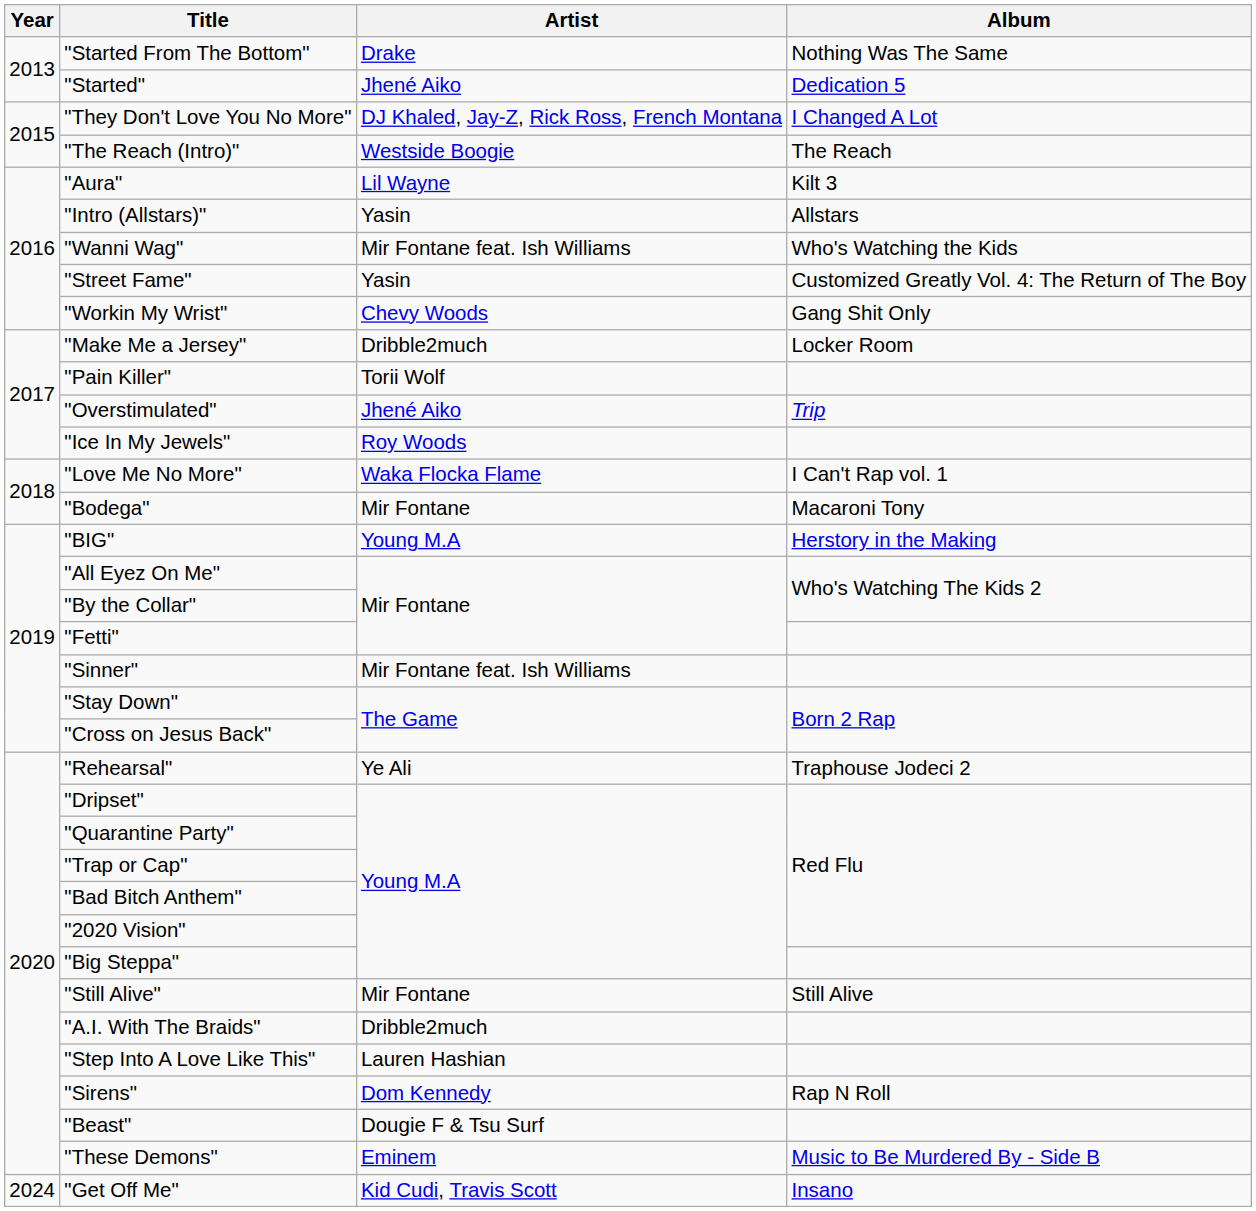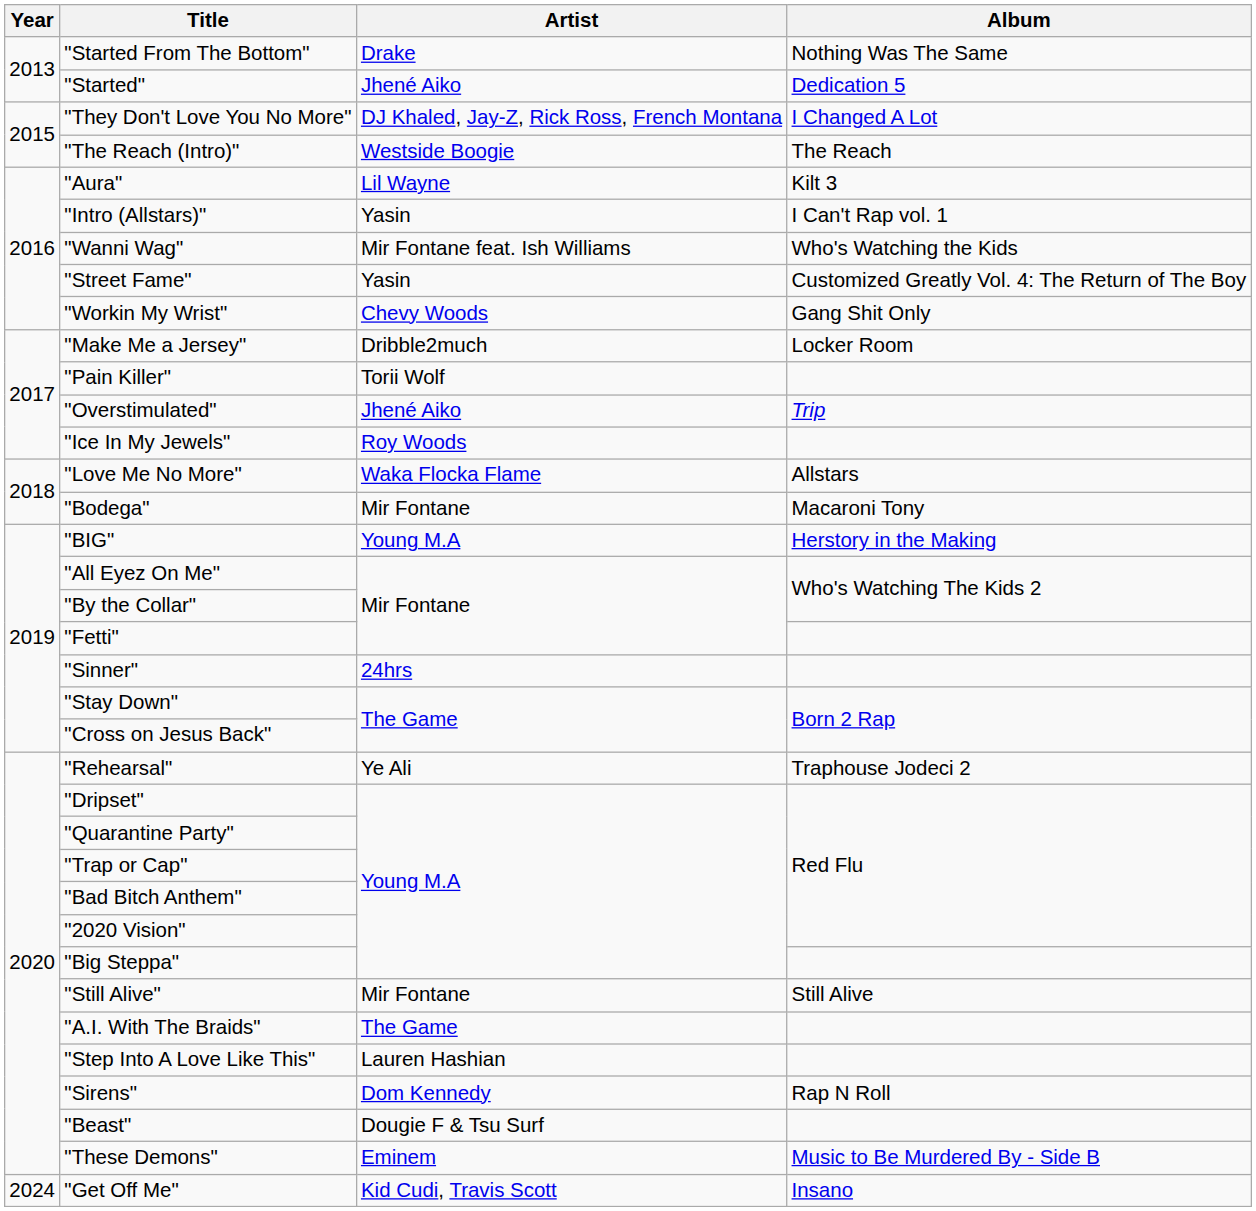(825, 215) Allstars -> (870, 215) I Can't Rap vol. 1
(870, 475) I Can't Rap vol. 1 -> (825, 475) Allstars
(496, 670) Mir Fontane feat. Ish Williams -> (387, 670) 24hrs
(424, 1027) Dribble2much -> (409, 1027) The Game
